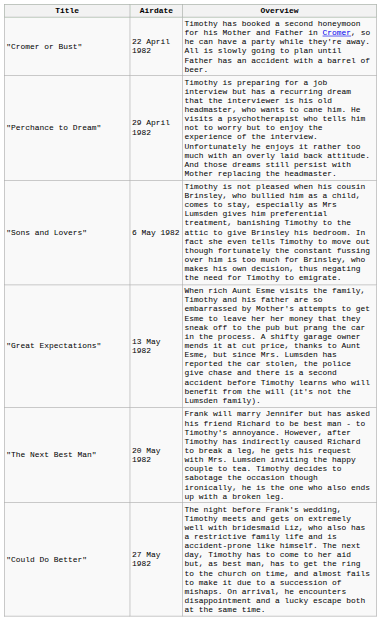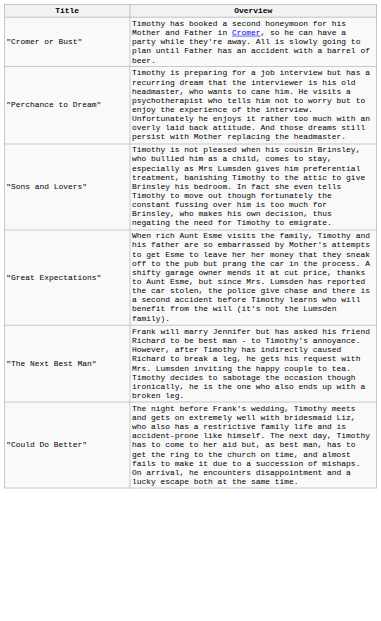- column: (156, 11)
